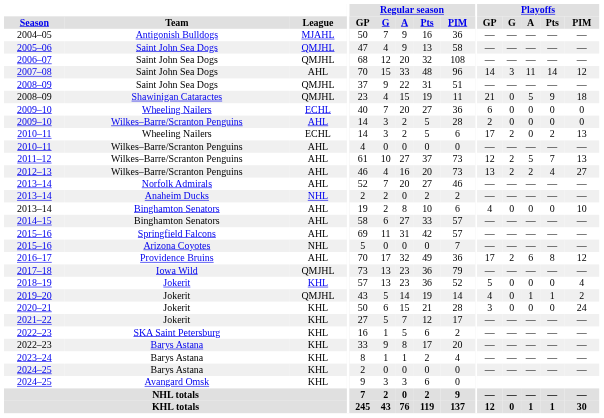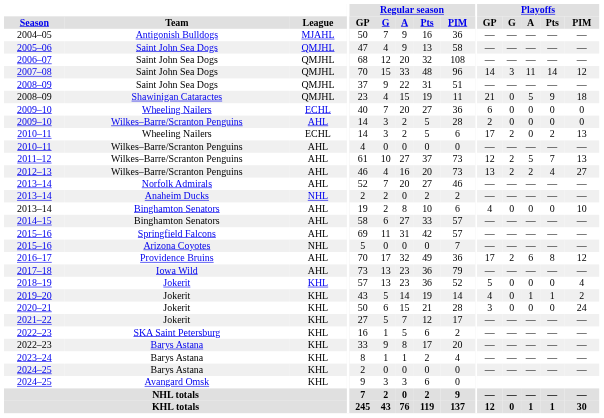(318, 72) AHL -> (318, 72) QMJHL
(318, 270) QMJHL -> (318, 270) AHL
(318, 295) QMJHL -> (318, 295) KHL
